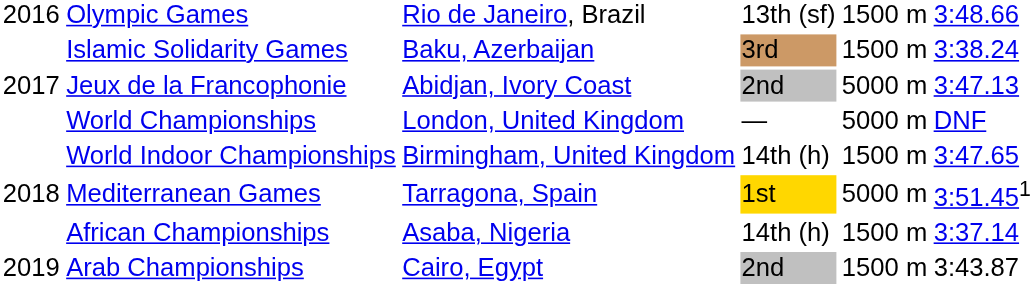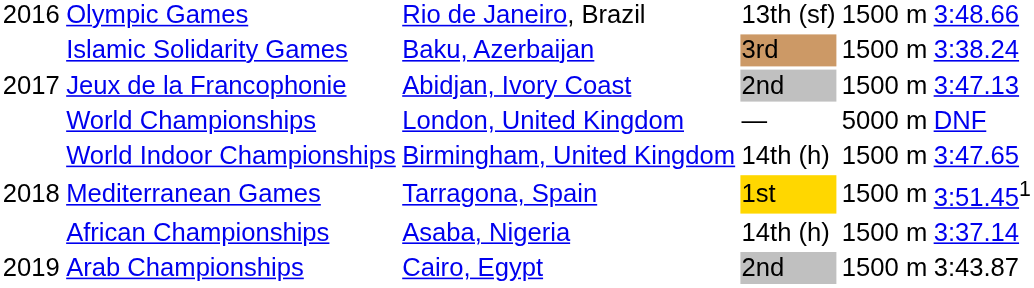(885, 85) 5000 m -> (885, 85) 1500 m
(885, 194) 5000 m -> (885, 194) 1500 m
